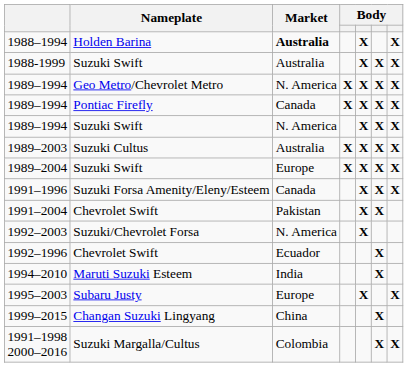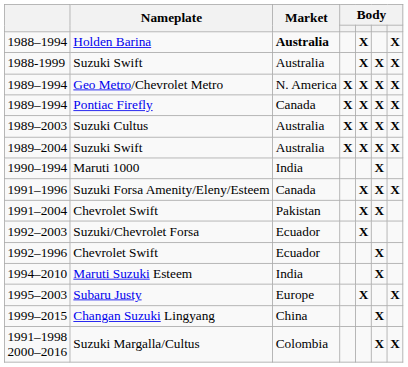- row: (37, 126)
(295, 168) Europe -> (300, 147) Australia
+ row: (37, 168)
(306, 231) N. America -> (298, 231) Ecuador
